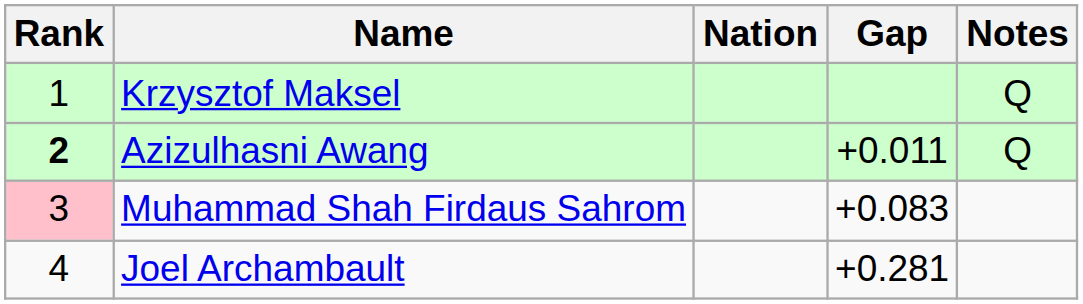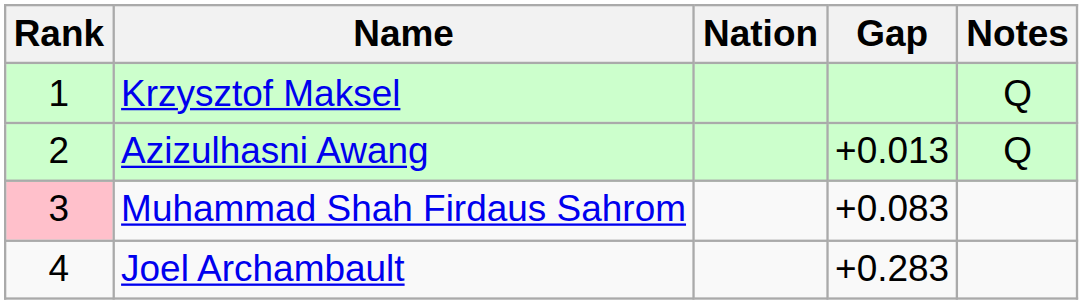(59, 151) bold -> (59, 151) normal
(892, 151) +0.011 -> (892, 151) +0.013
(892, 268) +0.281 -> (892, 268) +0.283
